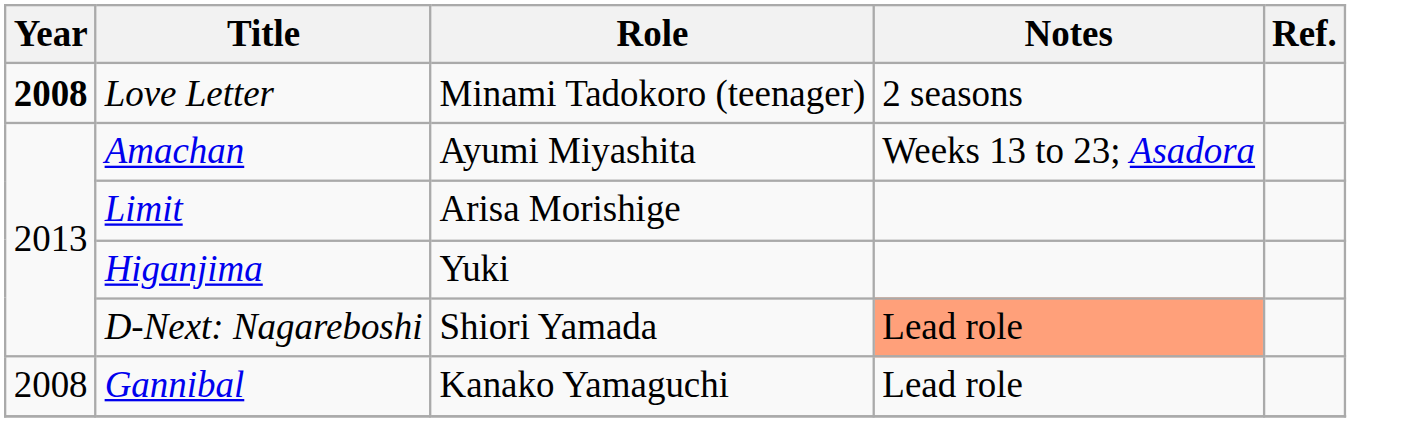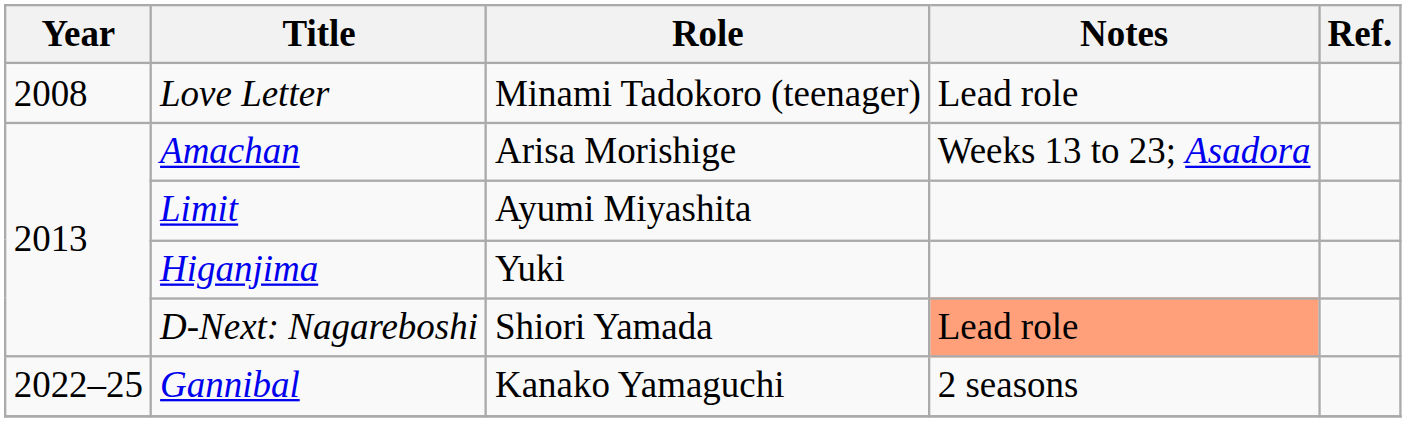(51, 92) bold -> (51, 92) normal
(953, 92) 2 seasons -> (1008, 92) Lead role
(568, 151) Ayumi Miyashita -> (616, 151) Arisa Morishige
(560, 209) Arisa Morishige -> (623, 209) Ayumi Miyashita
(51, 385) 2008 -> (78, 385) 2022–25
(953, 385) Lead role -> (1008, 385) 2 seasons
